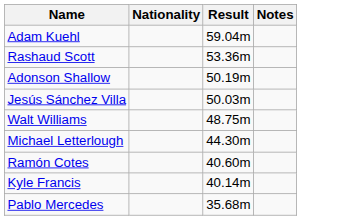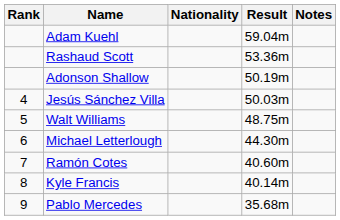+ column: (24, 15)
